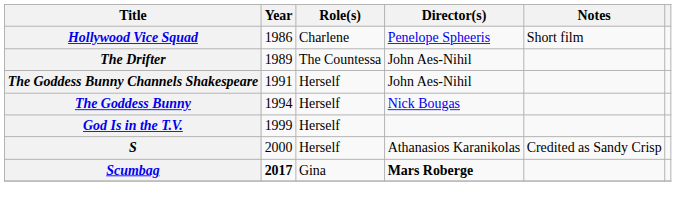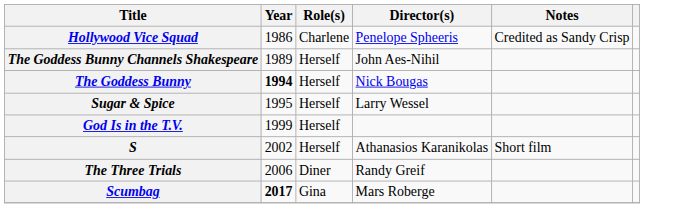(555, 37) Short film -> (562, 37) Credited as Sandy Crisp
- row: (133, 59)
(279, 81) 1991 -> (279, 59) 1989
(279, 103) normal -> (279, 81) bold
+ row: (133, 103)
(279, 147) 2000 -> (279, 147) 2002
(594, 147) Credited as Sandy Crisp -> (523, 147) Short film
+ row: (133, 170)
(430, 170) bold -> (395, 192) normal
